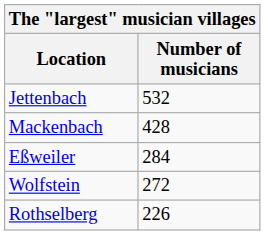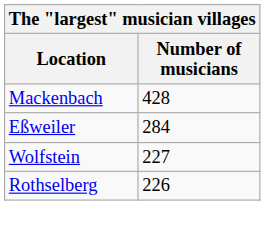- row: (48, 98)
(156, 185) 272 -> (156, 156) 227
